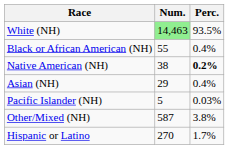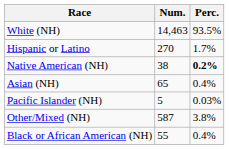(172, 30) lightgreen background -> (172, 30) no background
rows swapped: (80, 48) <-> (48, 135)
(163, 83) 29 -> (163, 83) 65
